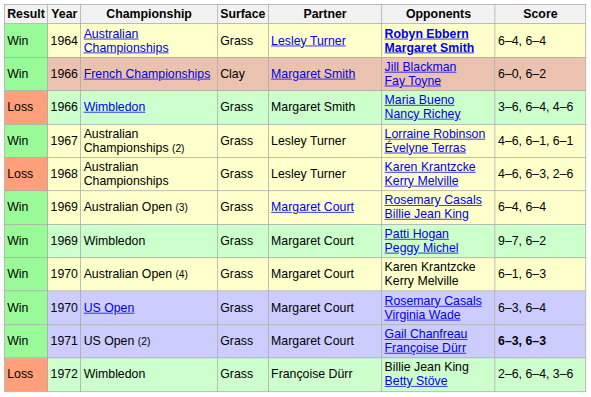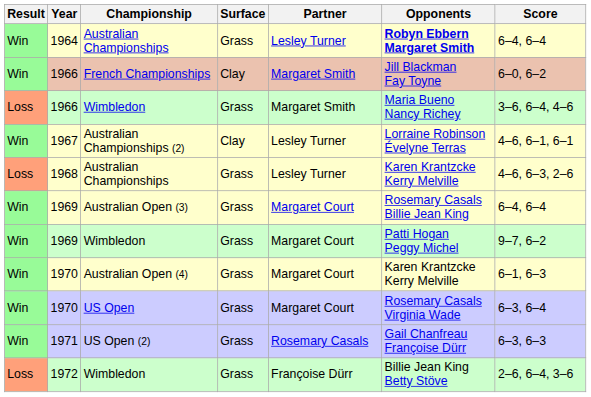(237, 140) Grass -> (233, 140) Clay
(313, 341) Margaret Court -> (320, 341) Rosemary Casals
(522, 341) bold -> (522, 341) normal
